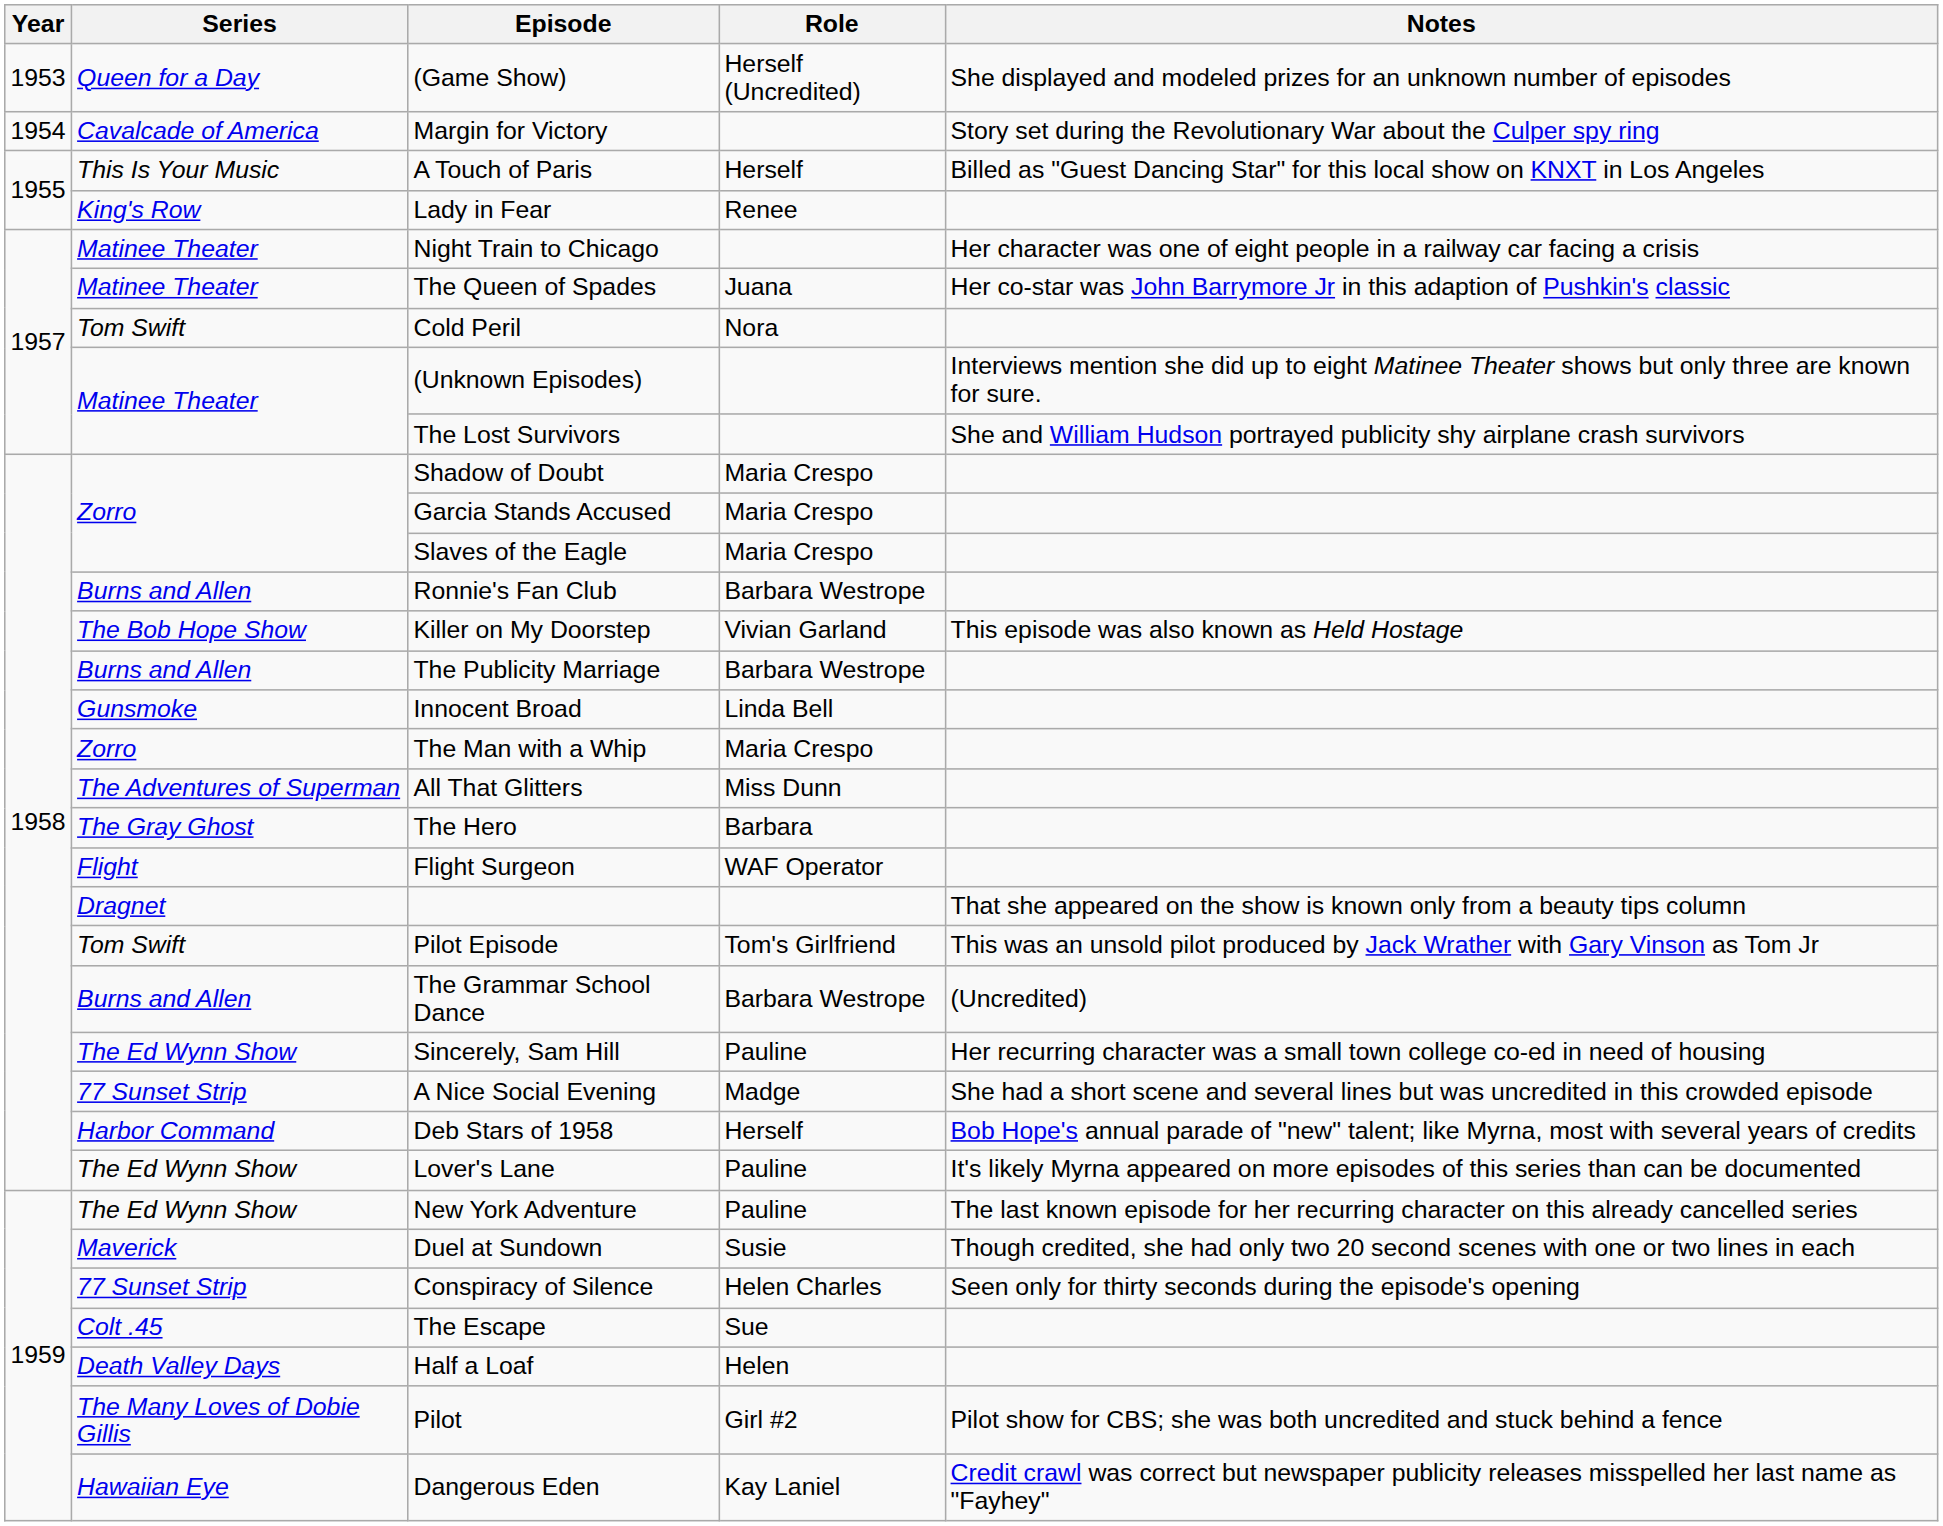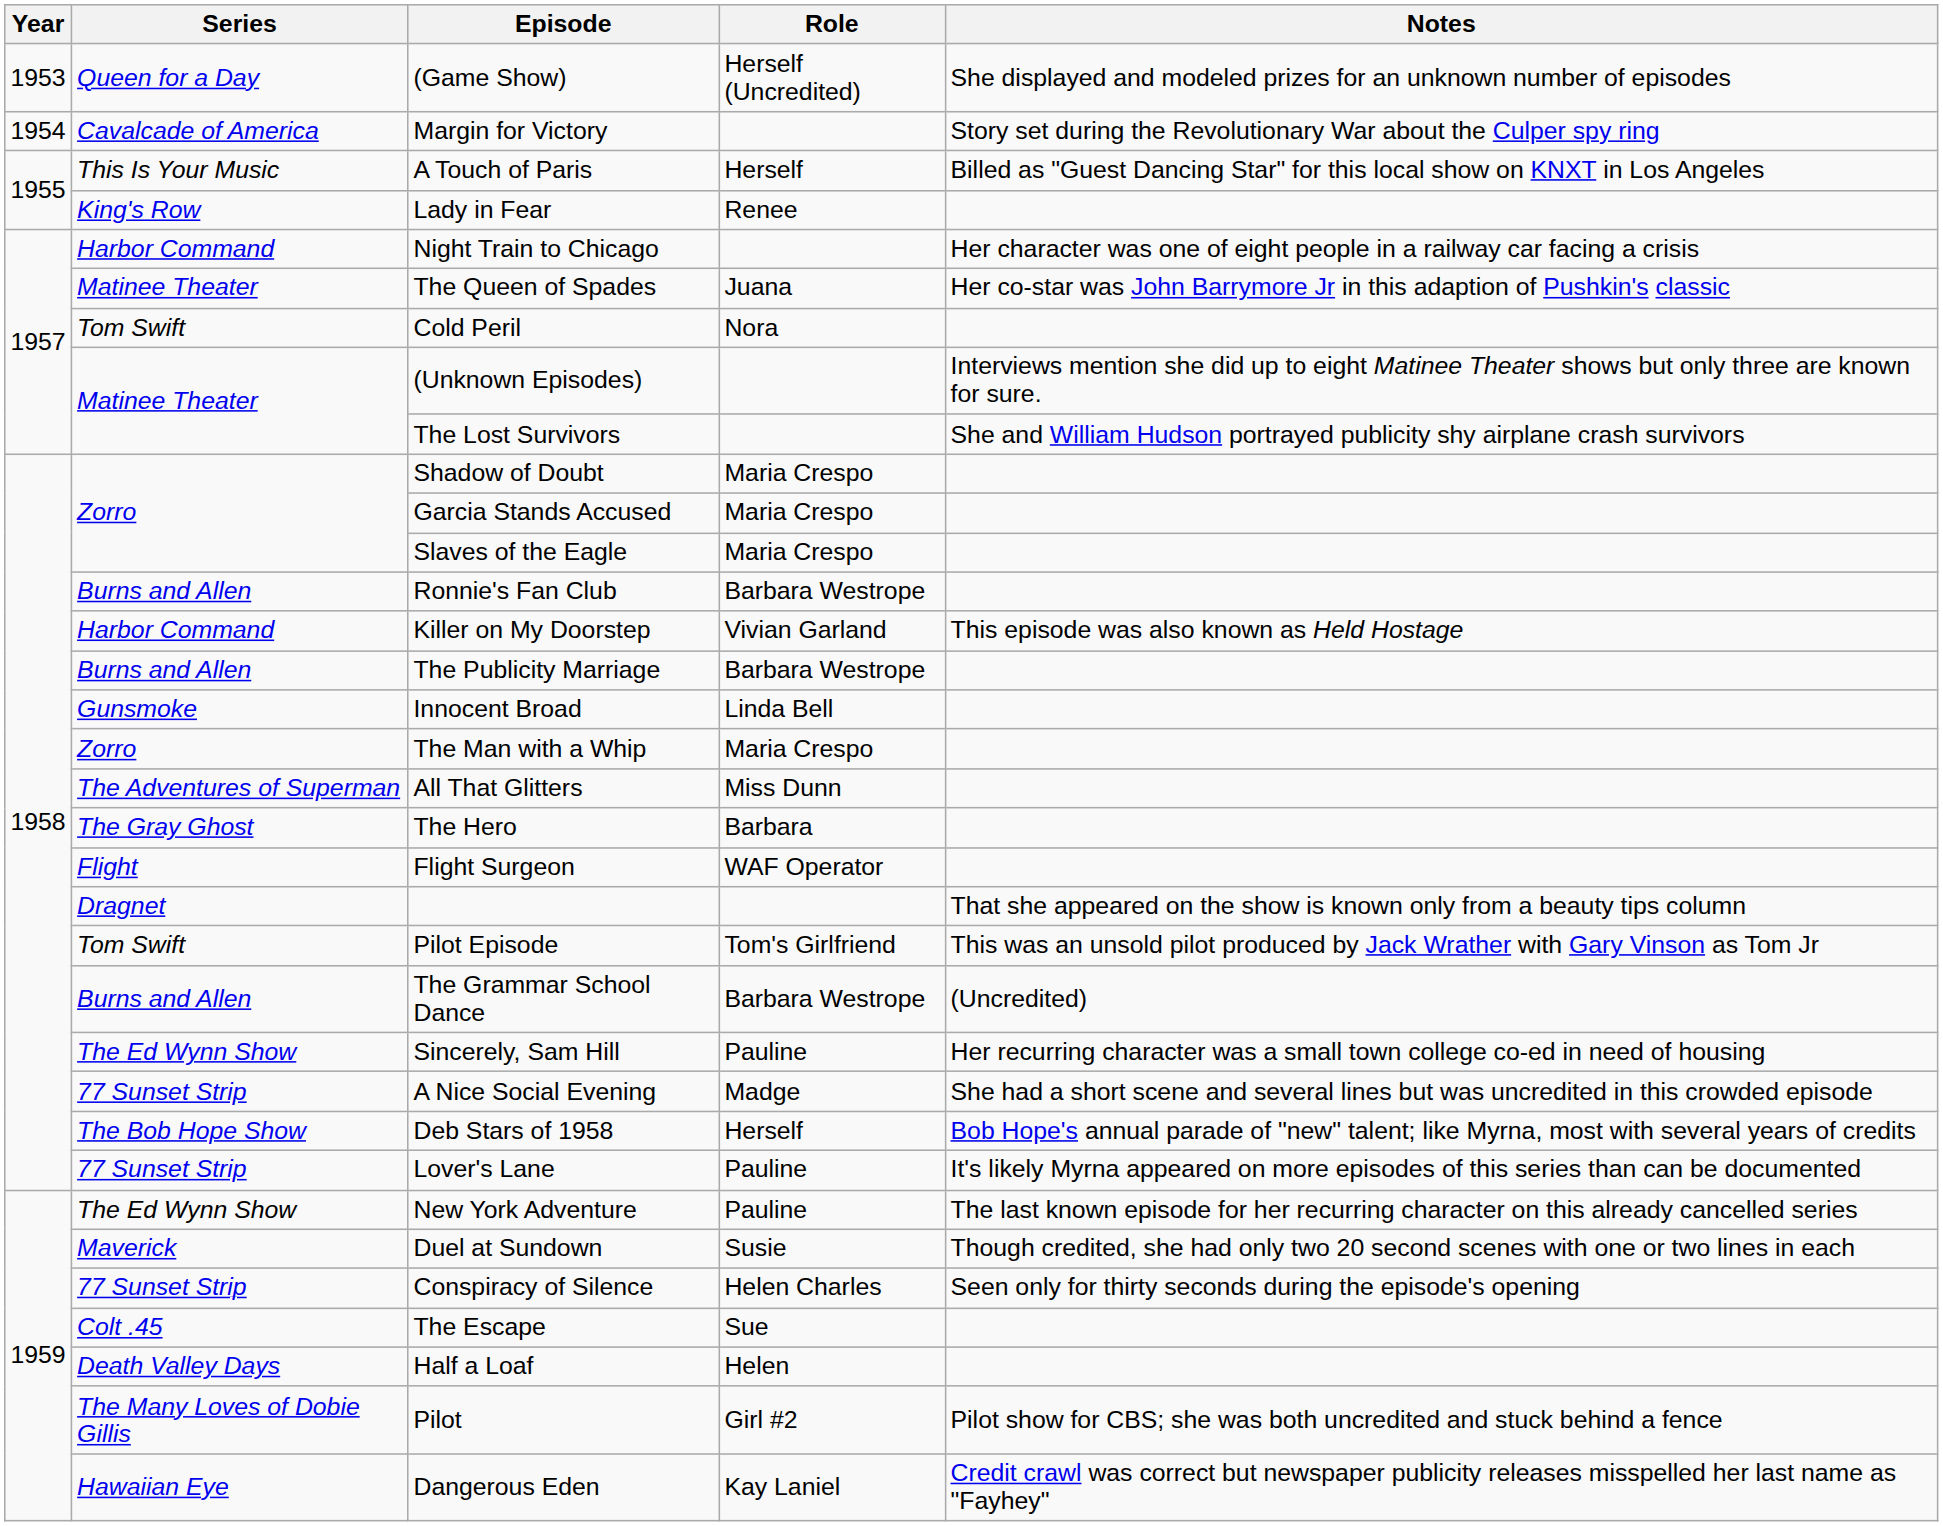(167, 248) Matinee Theater -> (176, 248) Harbor Command
(192, 630) The Bob Hope Show -> (176, 630) Harbor Command
(176, 1130) Harbor Command -> (192, 1130) The Bob Hope Show
(187, 1169) The Ed Wynn Show -> (162, 1169) 77 Sunset Strip
